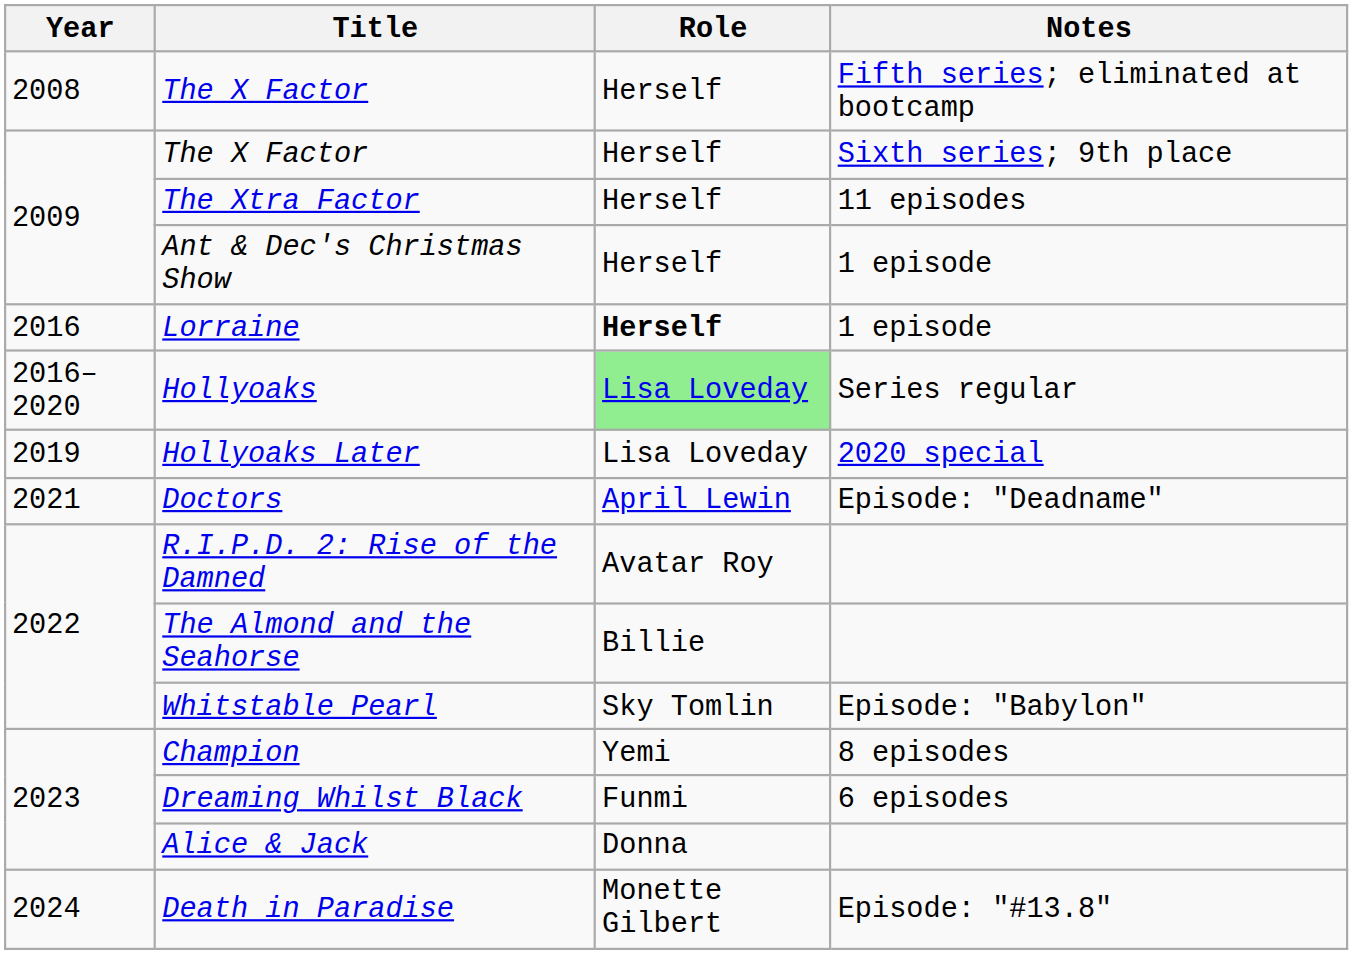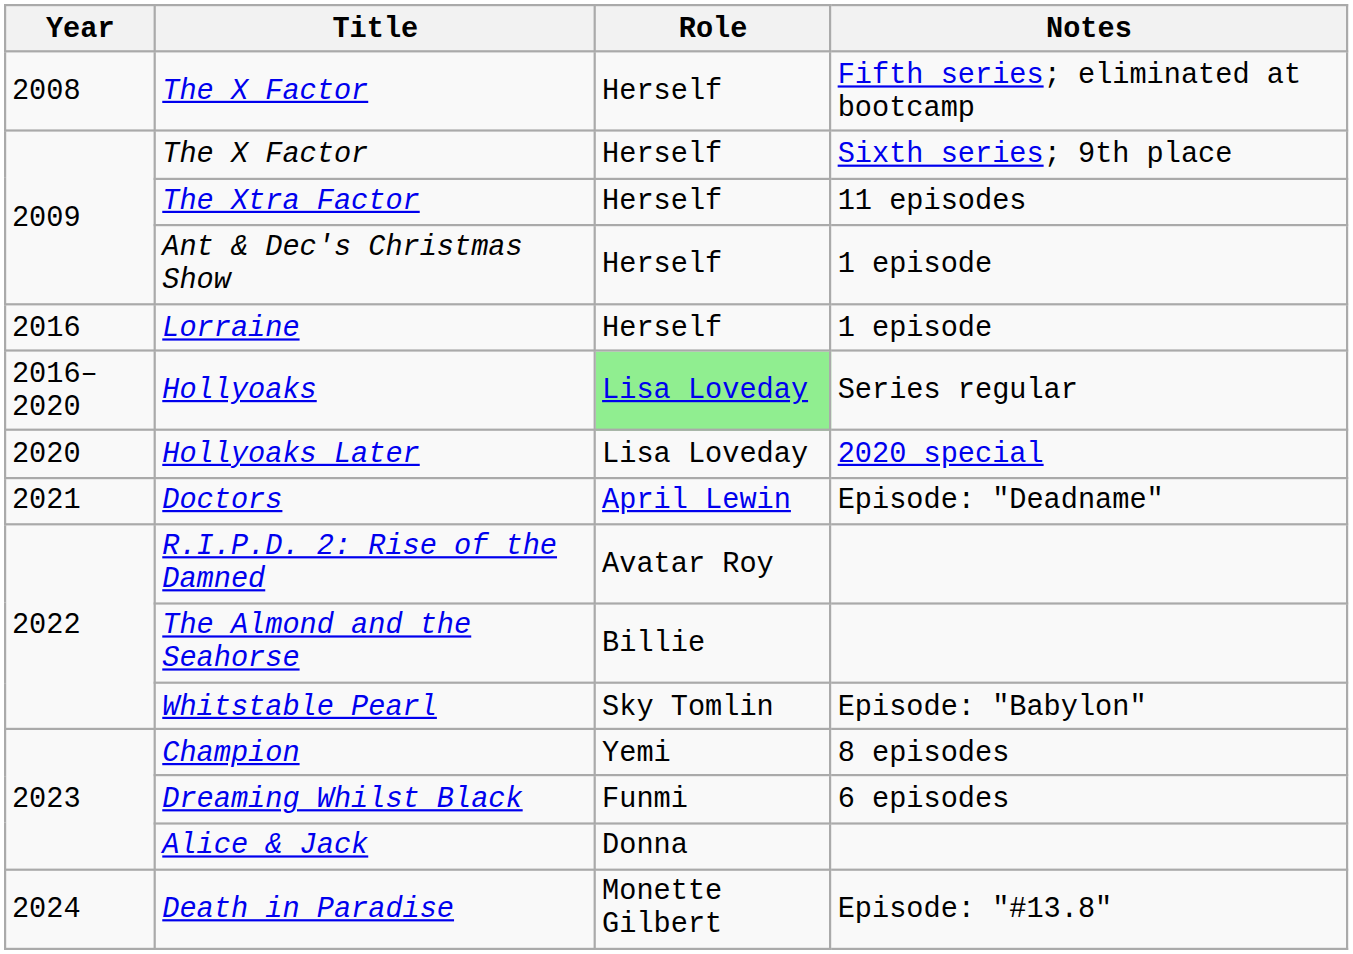(662, 327) bold -> (662, 327) normal
(46, 454) 2019 -> (46, 454) 2020
